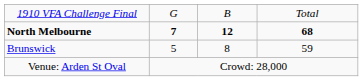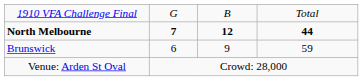(307, 31) 68 -> (307, 31) 44
(174, 48) 5 -> (174, 48) 6
(227, 48) 8 -> (227, 48) 9
